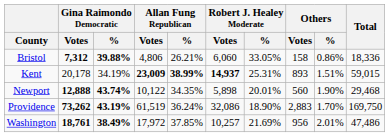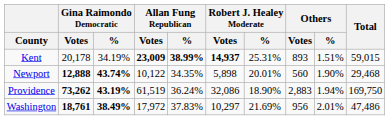- row: (31, 57)
(330, 106) 1.70% -> (330, 90) 1.94%
(187, 123) 37.85% -> (187, 106) 37.83%
(225, 123) 10,257 -> (225, 106) 10,297
